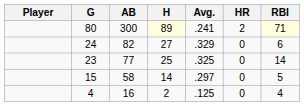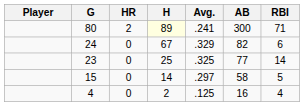columns swapped: (129, 12) <-> (242, 12)
(280, 28) lightyellow background -> (280, 28) no background
(166, 45) 27 -> (166, 45) 67
